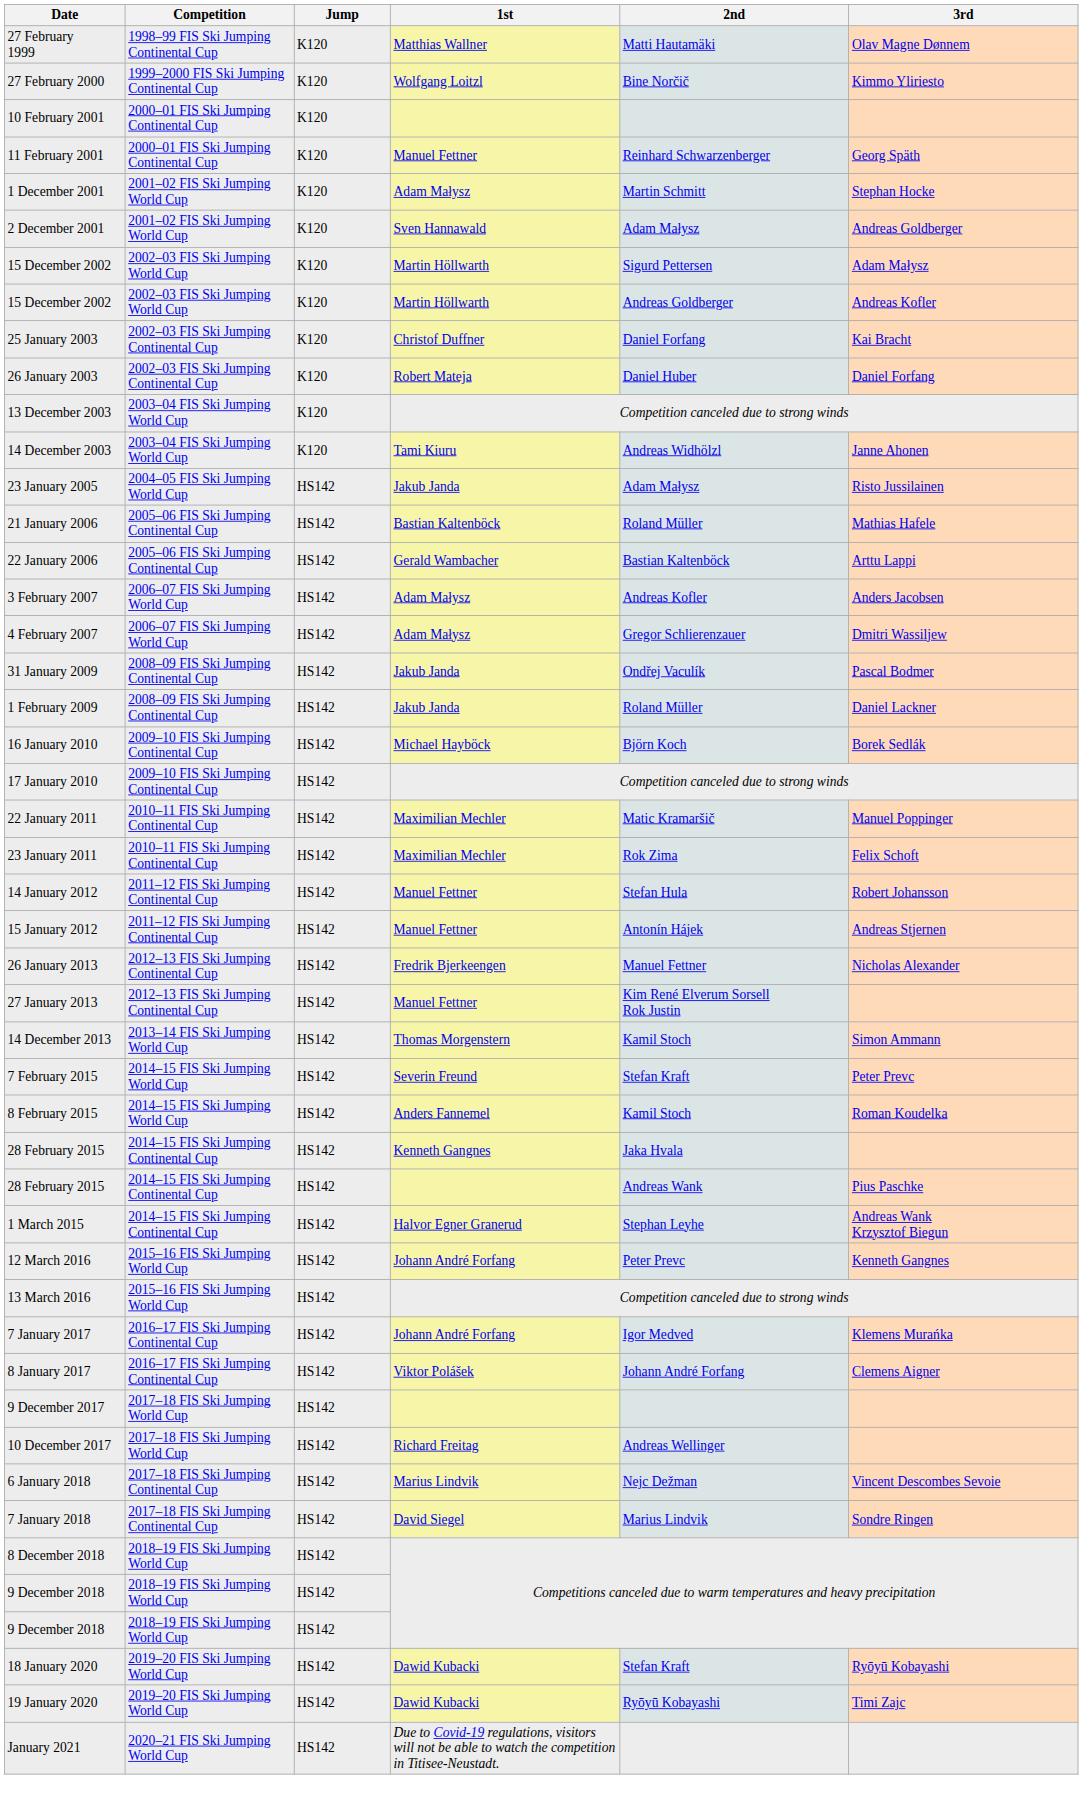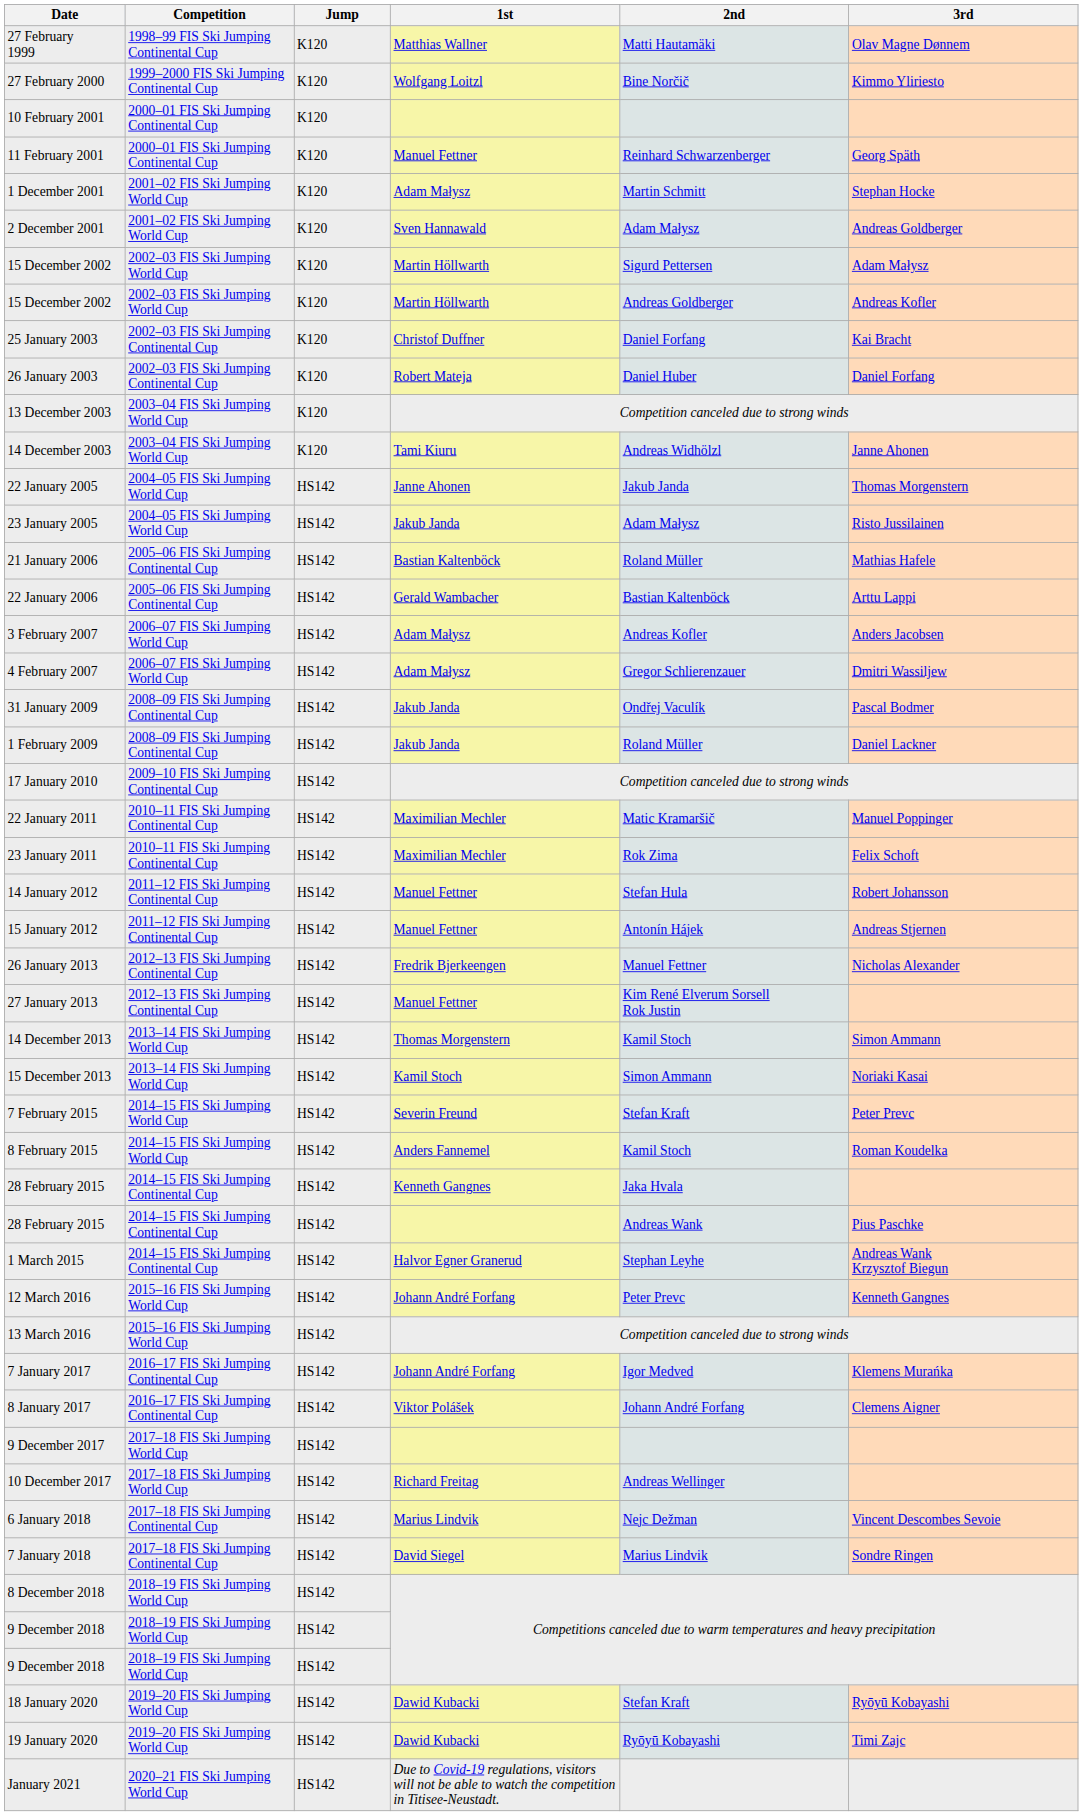+ row: (53, 486)
- row: (53, 745)
+ row: (59, 1076)
